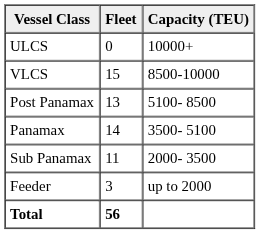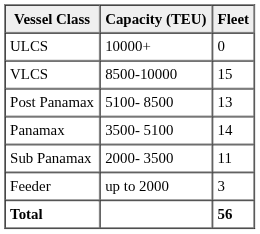columns swapped: (198, 18) <-> (121, 18)
